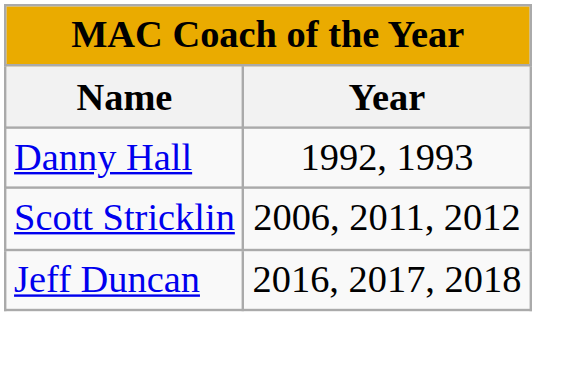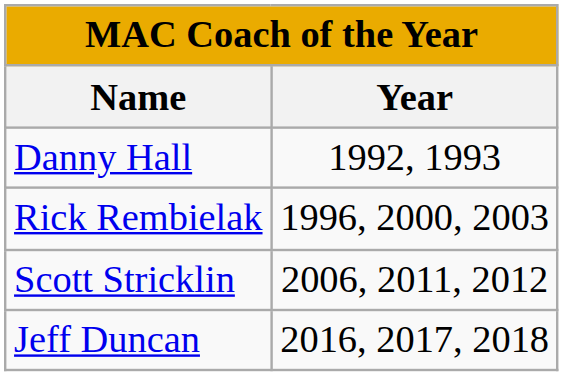+ row: (138, 217)
